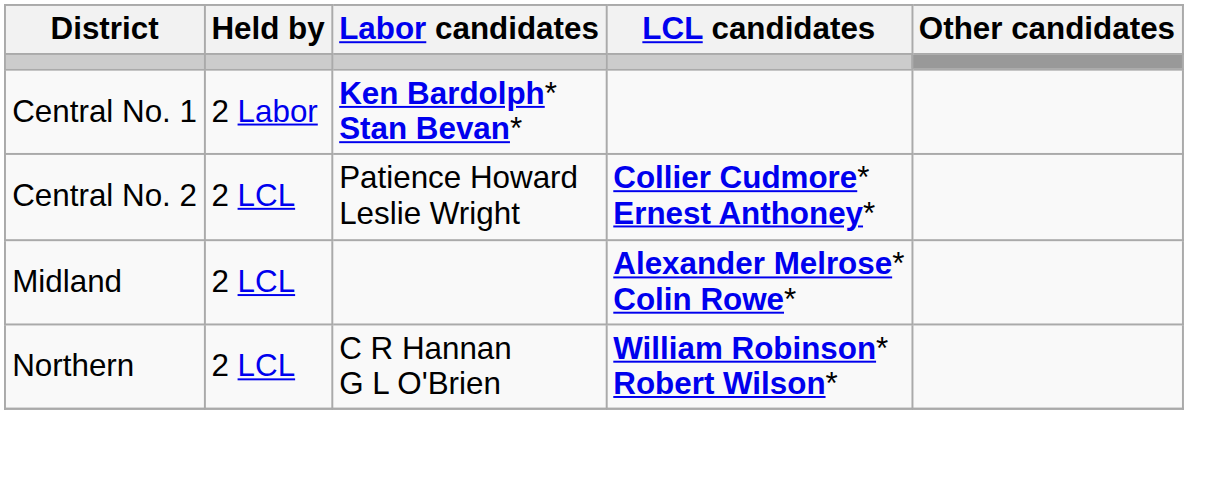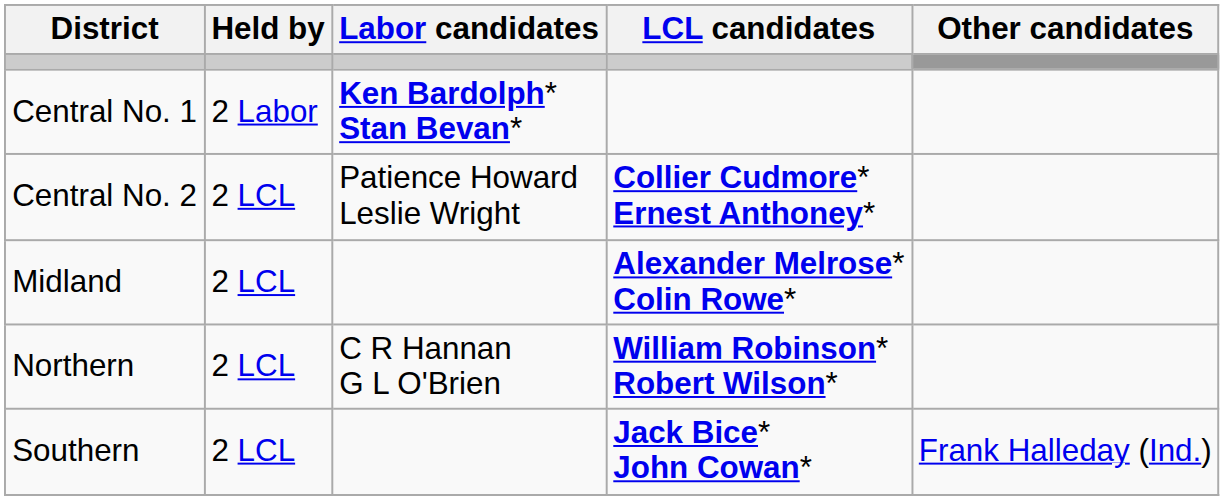+ row: (76, 451)
